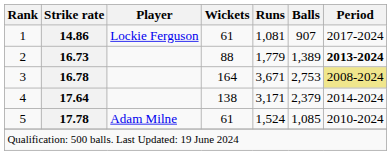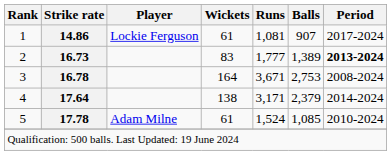(227, 56) 88 -> (227, 56) 83
(270, 56) 1,779 -> (270, 56) 1,777
(355, 77) khaki background -> (355, 77) no background
